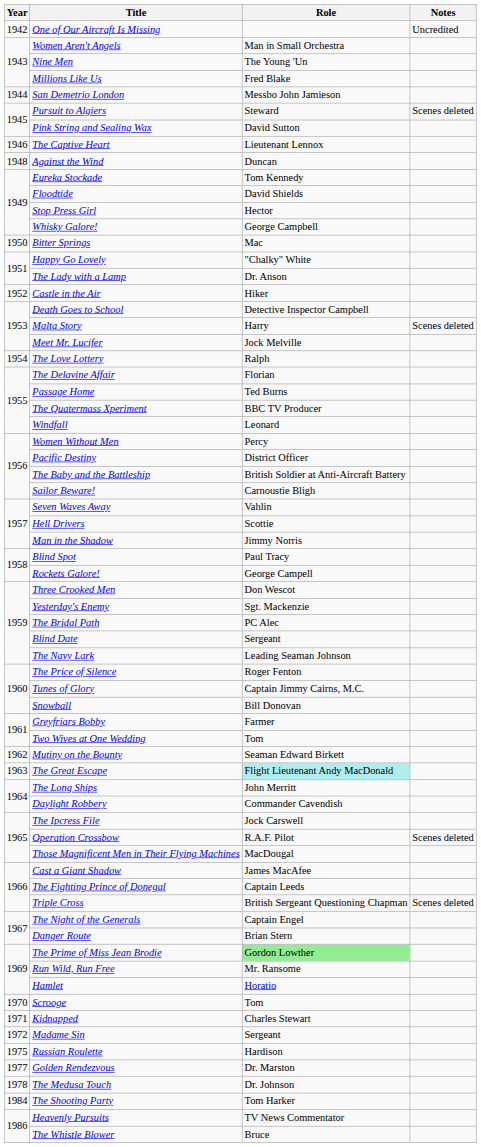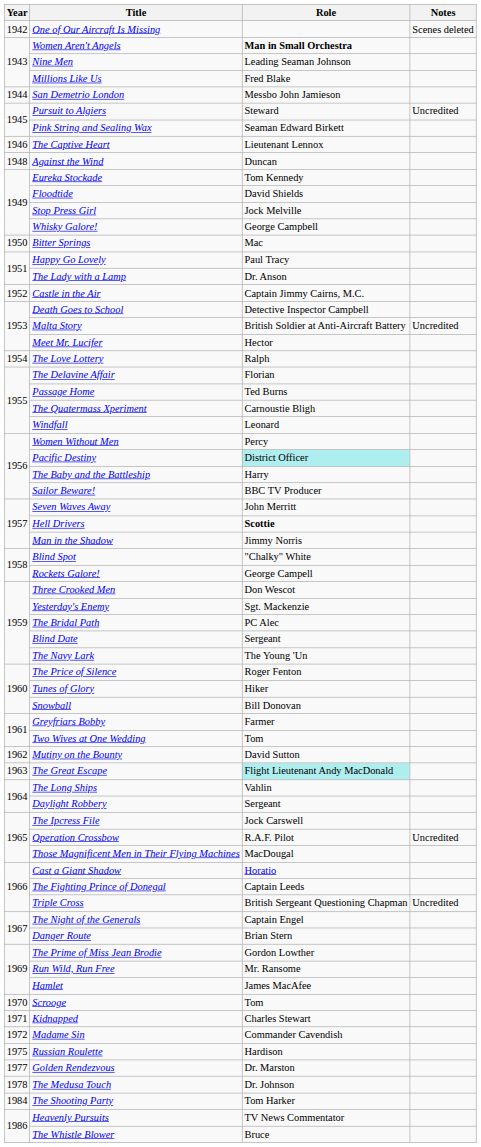(435, 29) Uncredited -> (443, 29) Scenes deleted
(294, 45) normal -> (298, 45) bold
(276, 62) The Young 'Un -> (298, 62) Leading Seaman Johnson
(443, 111) Scenes deleted -> (435, 111) Uncredited
(272, 128) David Sutton -> (294, 128) Seaman Edward Birkett
(259, 210) Hector -> (273, 210) Jock Melville
(278, 260) "Chalky" White -> (267, 260) Paul Tracy
(256, 293) Hiker -> (304, 293) Captain Jimmy Cairns, M.C.
(257, 326) Harry -> (325, 326) British Soldier at Anti-Aircraft Battery
(443, 326) Scenes deleted -> (435, 326) Uncredited
(273, 342) Jock Melville -> (259, 342) Hector
(283, 408) BBC TV Producer -> (280, 408) Carnoustie Bligh
(276, 458) no background -> (276, 458) paleturquoise background
(325, 474) British Soldier at Anti-Aircraft Battery -> (257, 474) Harry
(280, 491) Carnoustie Bligh -> (283, 491) BBC TV Producer
(258, 507) Vahlin -> (270, 507) John Merritt
(259, 524) normal -> (260, 524) bold
(267, 557) Paul Tracy -> (278, 557) "Chalky" White
(298, 656) Leading Seaman Johnson -> (276, 656) The Young 'Un
(304, 688) Captain Jimmy Cairns, M.C. -> (256, 688) Hiker
(294, 754) Seaman Edward Birkett -> (272, 754) David Sutton
(270, 787) John Merritt -> (258, 787) Vahlin
(293, 804) Commander Cavendish -> (263, 804) Sergeant
(443, 837) Scenes deleted -> (435, 837) Uncredited
(278, 870) James MacAfee -> (260, 870) Horatio
(443, 903) Scenes deleted -> (435, 903) Uncredited
(279, 952) lightgreen background -> (279, 952) no background
(260, 985) Horatio -> (278, 985) James MacAfee
(263, 1035) Sergeant -> (293, 1035) Commander Cavendish
